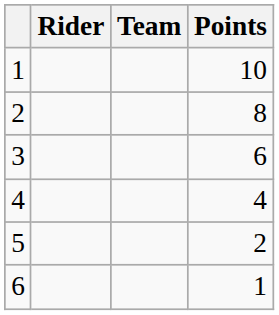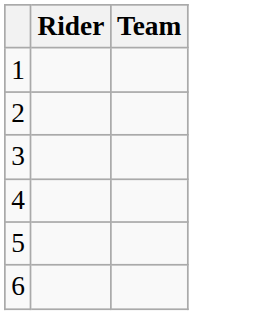- column: (230, 26)
